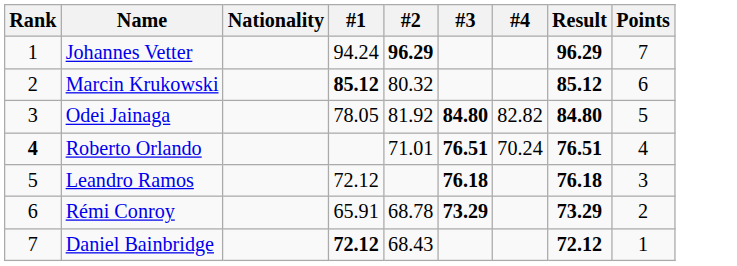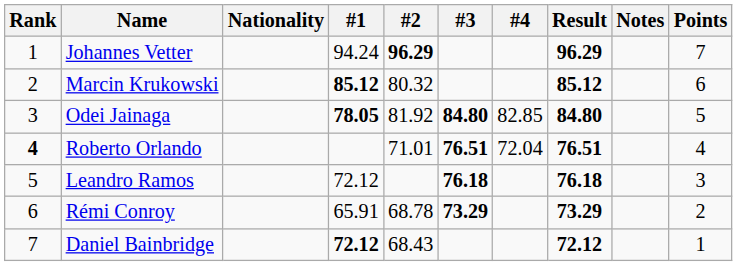+ column: (640, 20)
(356, 116) normal -> (356, 116) bold
(520, 116) 82.82 -> (520, 116) 82.85
(520, 148) 70.24 -> (520, 148) 72.04
